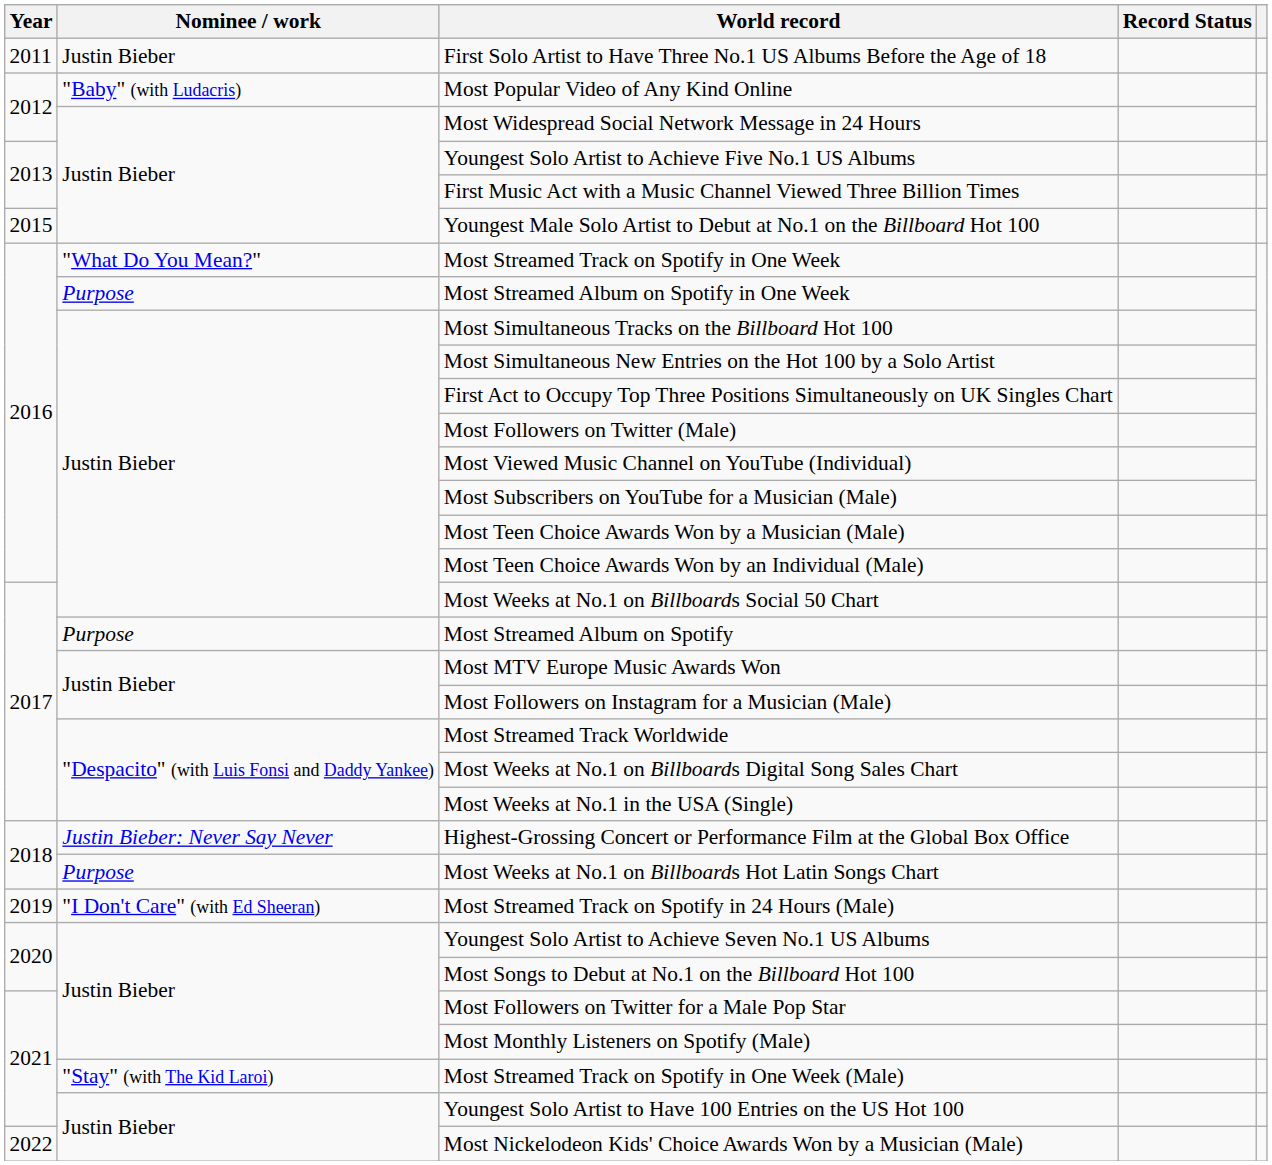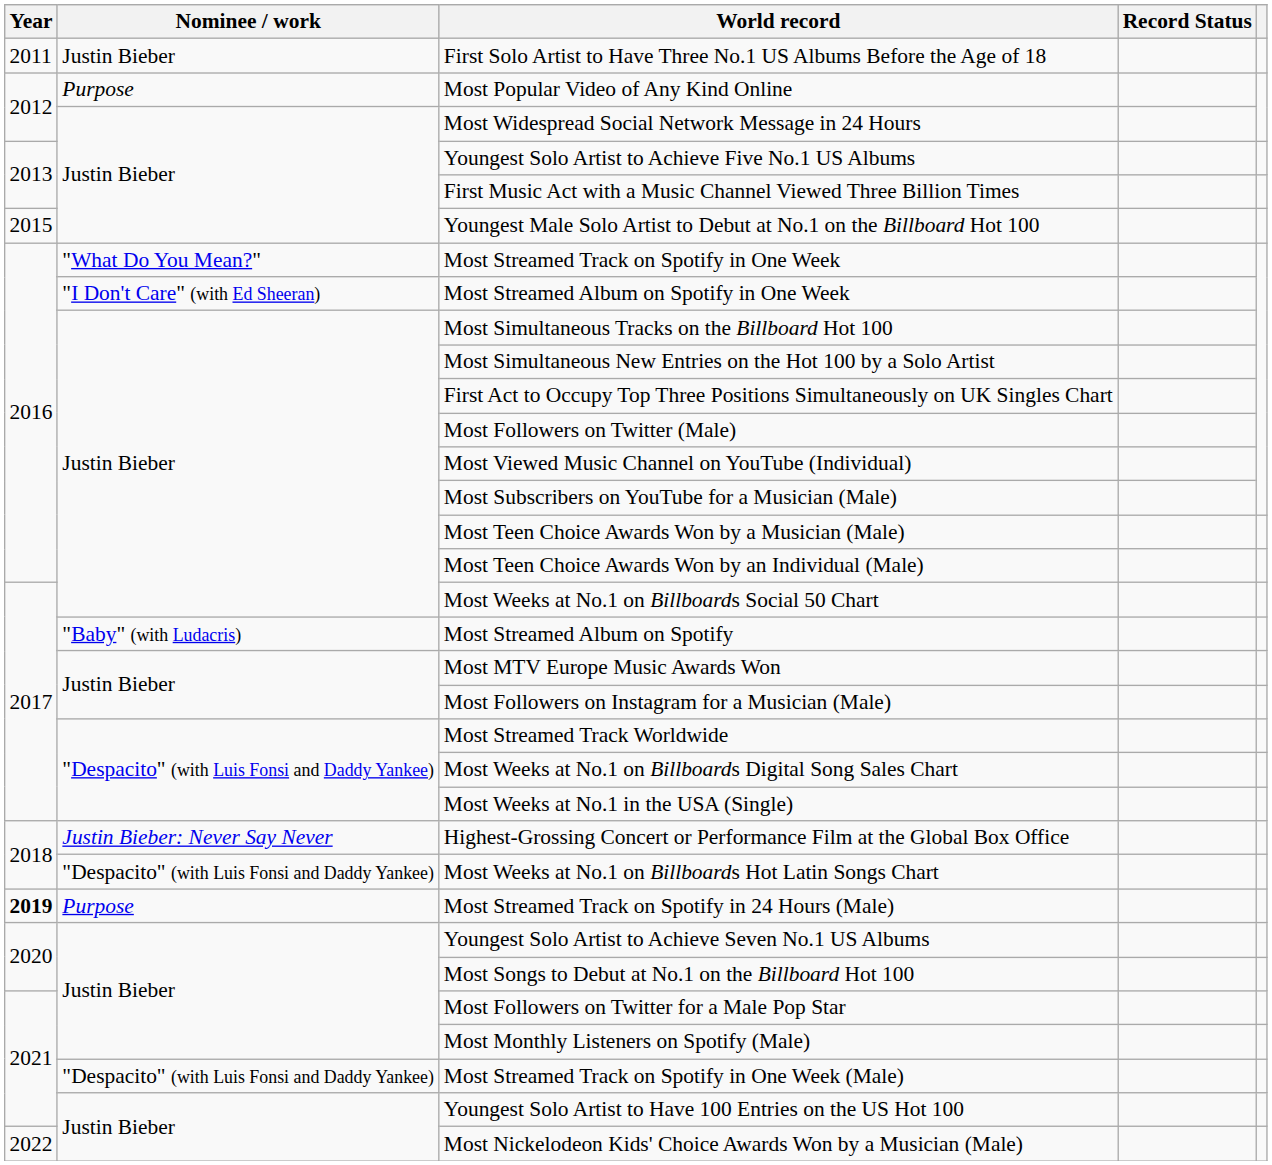(152, 89) "Baby" (with Ludacris) -> (98, 89) Purpose
(98, 293) Purpose -> (191, 293) "I Don't Care" (with Ed Sheeran)
(98, 633) Purpose -> (152, 633) "Baby" (with Ludacris)
(98, 871) Purpose -> (248, 871) "Despacito" (with Luis Fonsi and Daddy Yankee)
(31, 905) normal -> (31, 905) bold
(191, 905) "I Don't Care" (with Ed Sheeran) -> (98, 905) Purpose
(168, 1075) "Stay" (with The Kid Laroi) -> (248, 1075) "Despacito" (with Luis Fonsi and Daddy Yankee)
